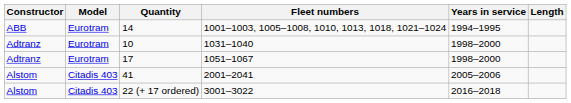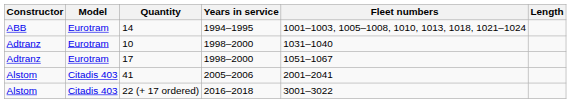columns swapped: (325, 12) <-> (488, 12)
